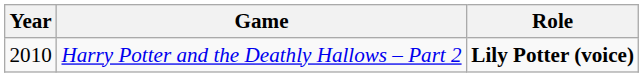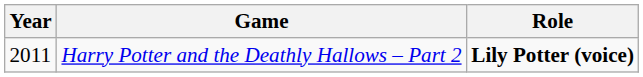(31, 54) 2010 -> (30, 54) 2011
